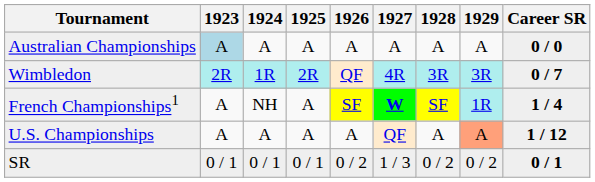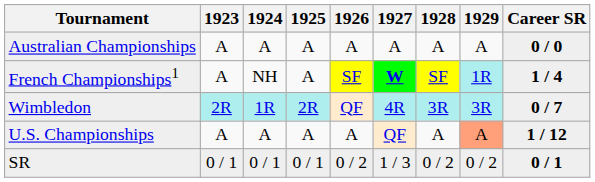(222, 46) lightblue background -> (222, 46) no background
rows swapped: (94, 104) <-> (50, 74)
